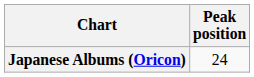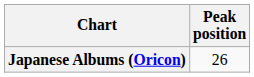(220, 59) 24 -> (220, 59) 26
